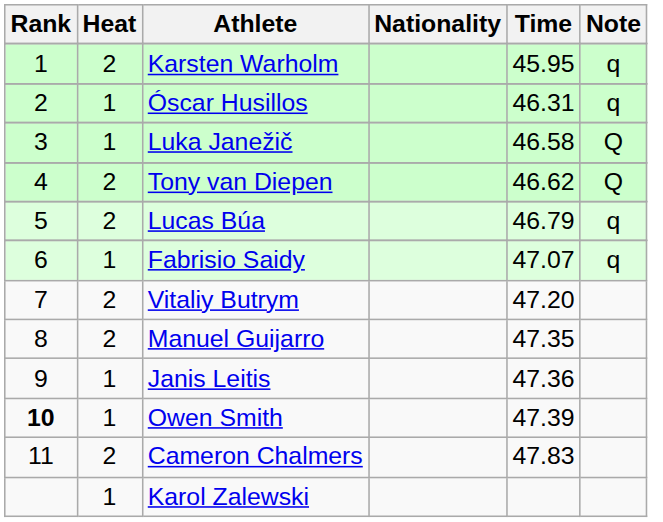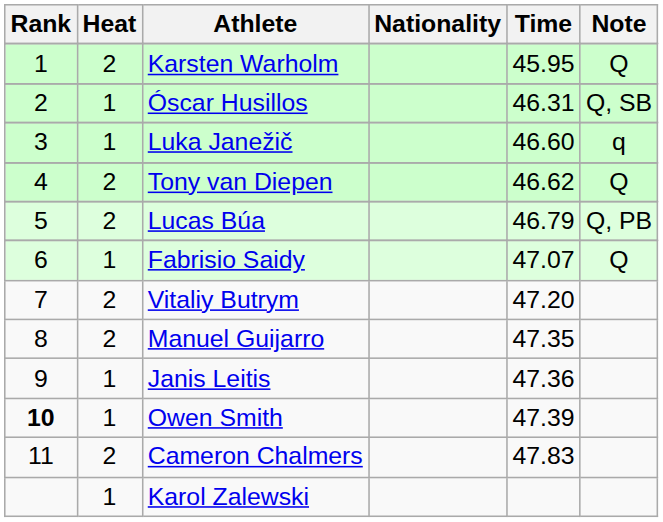(613, 63) q -> (619, 63) Q
(613, 102) q -> (619, 102) Q, SB
(543, 142) 46.58 -> (543, 142) 46.60
(613, 142) Q -> (619, 142) q
(613, 220) q -> (619, 220) Q, PB
(613, 260) q -> (619, 260) Q
